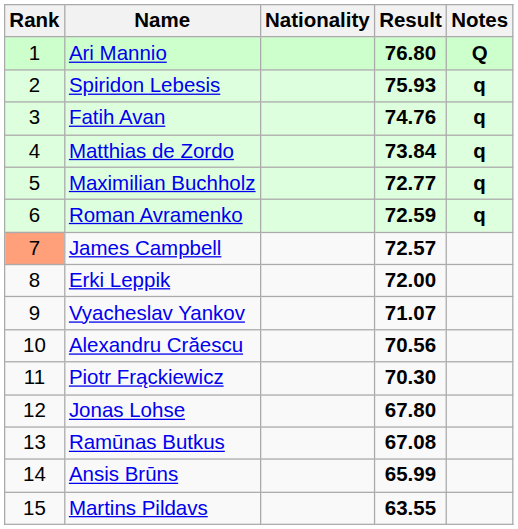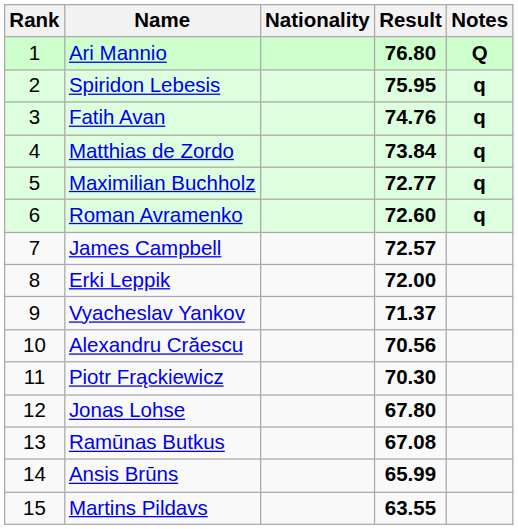(410, 85) 75.93 -> (410, 85) 75.95
(410, 215) 72.59 -> (410, 215) 72.60
(34, 248) lightsalmon background -> (34, 248) no background
(410, 313) 71.07 -> (410, 313) 71.37
